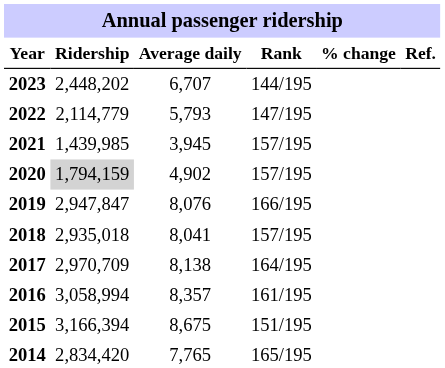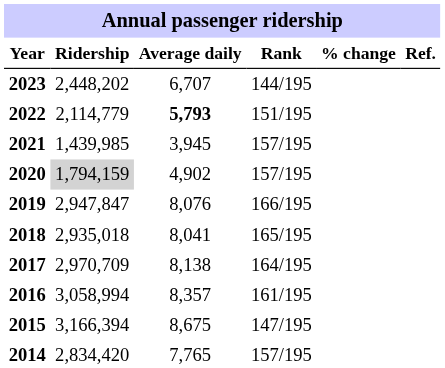(190, 114) normal -> (190, 114) bold
(281, 114) 147/195 -> (281, 114) 151/195
(281, 234) 157/195 -> (281, 234) 165/195
(281, 325) 151/195 -> (281, 325) 147/195
(281, 355) 165/195 -> (281, 355) 157/195
